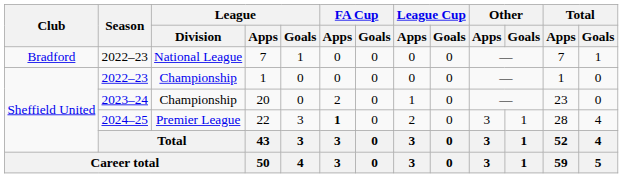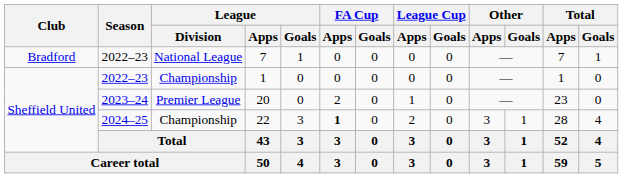(198, 99) Championship -> (198, 99) Premier League
(198, 120) Premier League -> (198, 120) Championship
